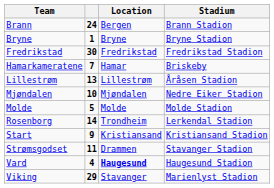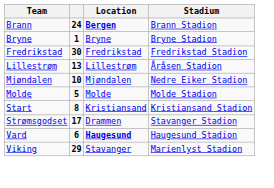(116, 25) normal -> (101, 25) bold
- row: (44, 66)
- row: (29, 121)
(92, 135) 9 -> (76, 108) 8
(92, 149) 11 -> (76, 121) 17
(92, 163) 4 -> (76, 135) 6
